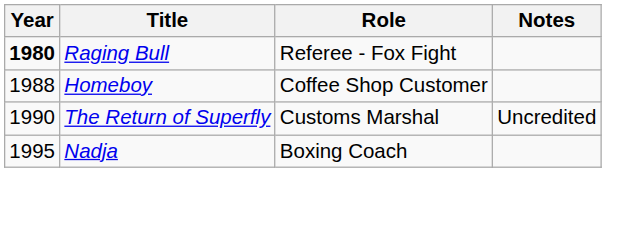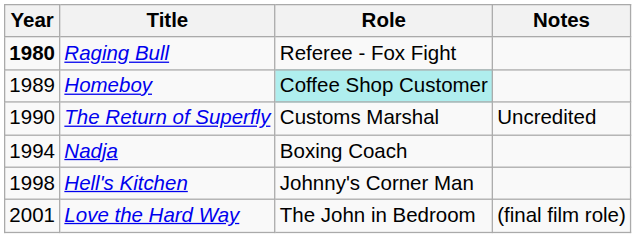(32, 85) 1988 -> (32, 85) 1989
(384, 85) no background -> (384, 85) paleturquoise background
(32, 150) 1995 -> (32, 150) 1994
+ row: (126, 183)
+ row: (152, 215)
